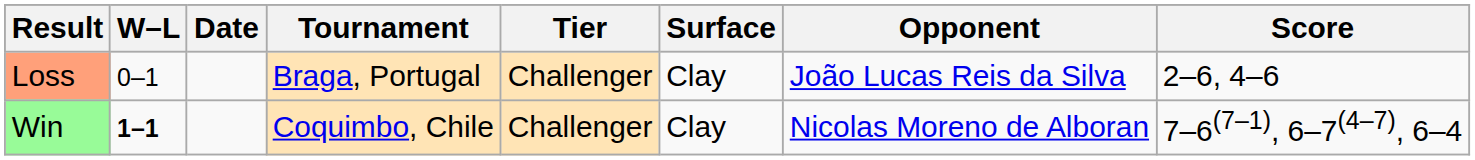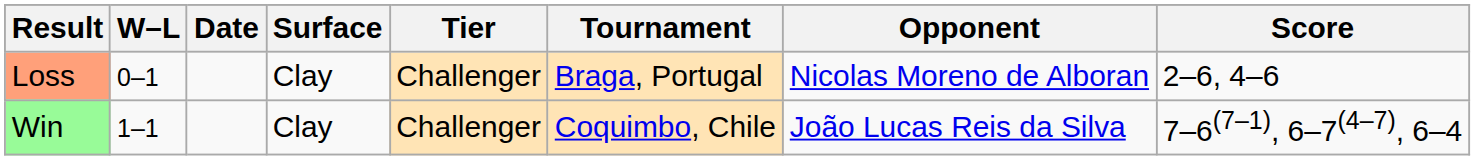columns swapped: (383, 28) <-> (721, 28)
(958, 75) João Lucas Reis da Silva -> (969, 75) Nicolas Moreno de Alboran
(138, 127) bold -> (138, 129) normal
(969, 127) Nicolas Moreno de Alboran -> (958, 127) João Lucas Reis da Silva
